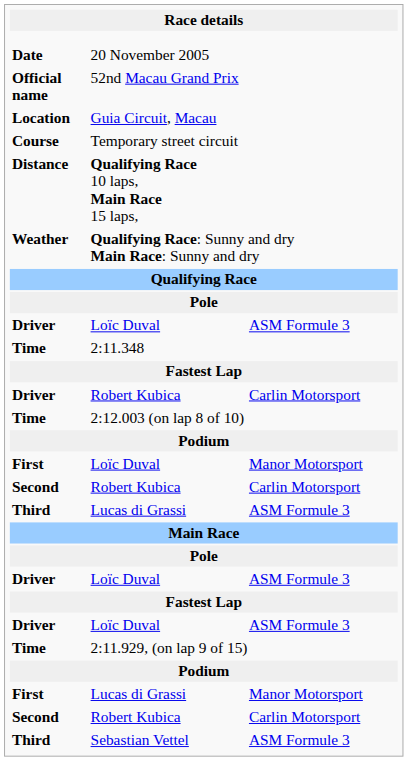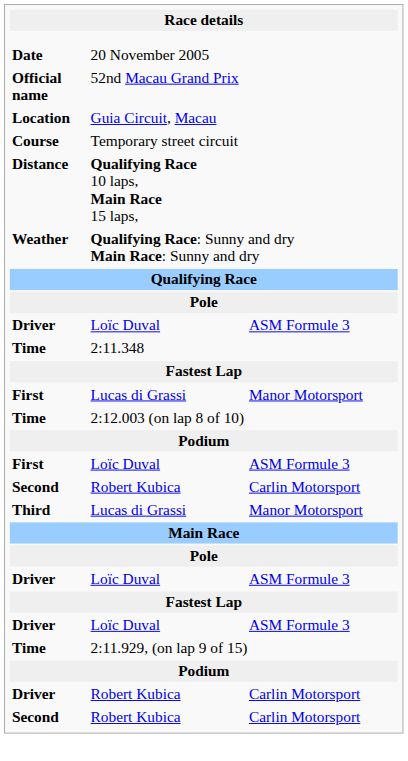rows swapped: (34, 394) <-> (28, 694)
(306, 464) Manor Motorsport -> (299, 464) ASM Formule 3
(299, 510) ASM Formule 3 -> (306, 510) Manor Motorsport
- row: (31, 740)
